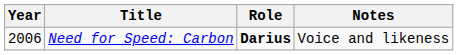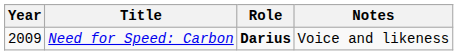(25, 39) 2006 -> (25, 39) 2009
